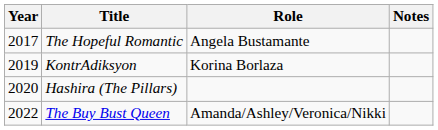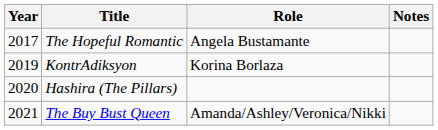(23, 112) 2022 -> (23, 112) 2021
